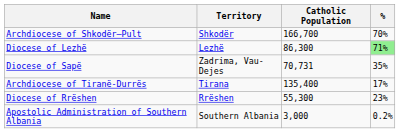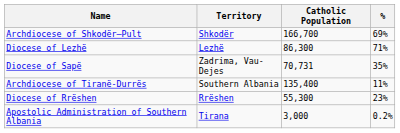(380, 34) 70% -> (380, 34) 69%
(380, 48) lightgreen background -> (380, 48) no background
(214, 85) Tirana -> (239, 85) Southern Albania
(380, 85) 17% -> (380, 85) 11%
(239, 116) Southern Albania -> (214, 116) Tirana
